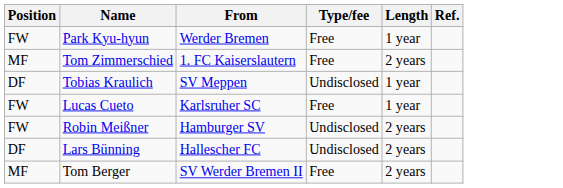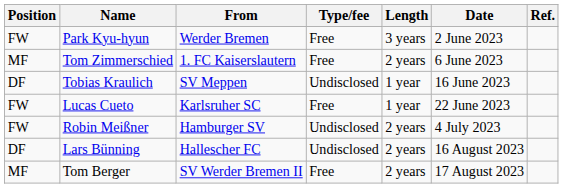+ column: (479, 15)
(403, 37) 1 year -> (405, 37) 3 years
